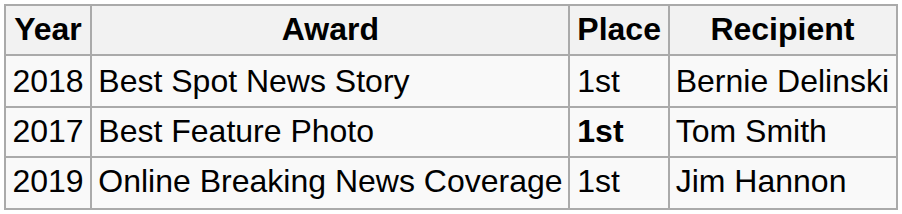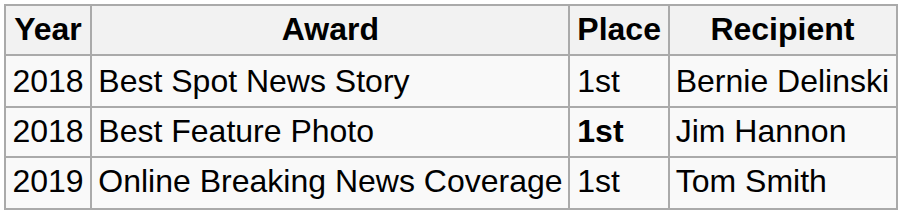(48, 131) 2017 -> (48, 131) 2018
(751, 131) Tom Smith -> (761, 131) Jim Hannon
(761, 182) Jim Hannon -> (751, 182) Tom Smith
